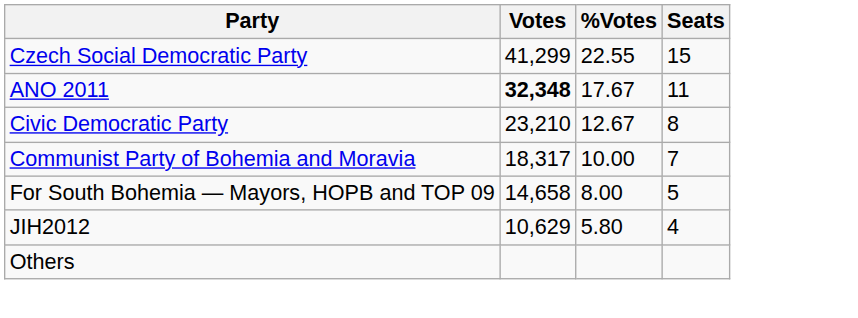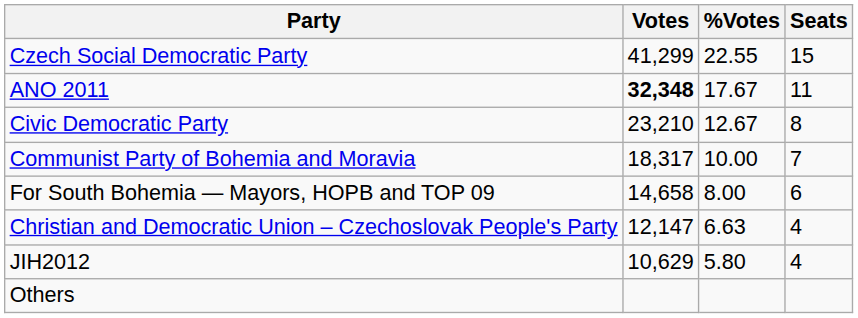(673, 192) 5 -> (796, 192) 6
+ row: (314, 227)
